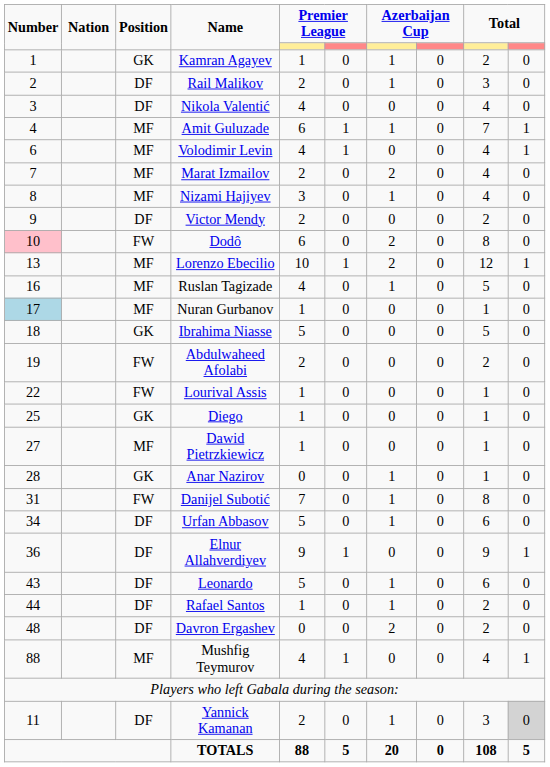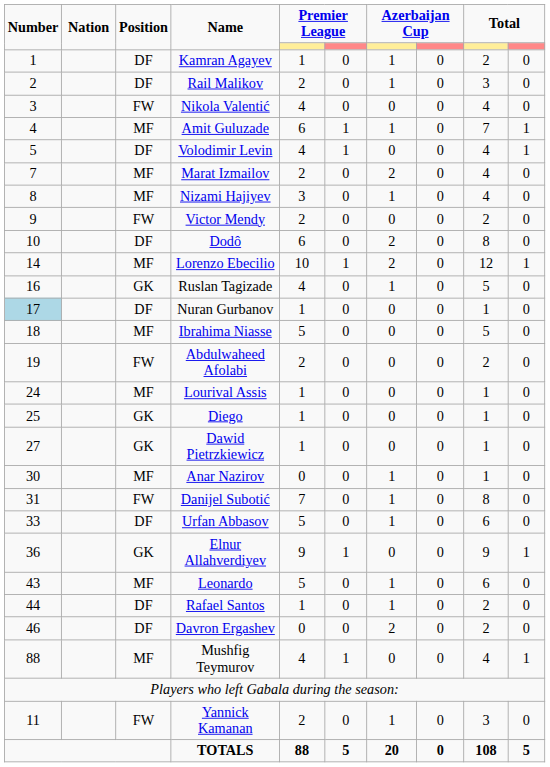(143, 60) GK -> (143, 60) DF
(143, 106) DF -> (143, 106) FW
(33, 151) 6 -> (33, 151) 5
(143, 151) MF -> (143, 151) DF
(143, 219) DF -> (143, 219) FW
(33, 241) pink background -> (33, 241) no background
(143, 241) FW -> (143, 241) DF
(33, 264) 13 -> (33, 264) 14
(143, 286) MF -> (143, 286) GK
(143, 309) MF -> (143, 309) DF
(143, 331) GK -> (143, 331) MF
(33, 393) 22 -> (33, 393) 24
(143, 393) FW -> (143, 393) MF
(143, 446) MF -> (143, 446) GK
(33, 476) 28 -> (33, 476) 30
(143, 476) GK -> (143, 476) MF
(33, 522) 34 -> (33, 522) 33
(143, 552) DF -> (143, 552) GK
(143, 583) DF -> (143, 583) MF
(33, 628) 48 -> (33, 628) 46
(143, 720) DF -> (143, 720) FW
(526, 720) lightgrey background -> (526, 720) no background
